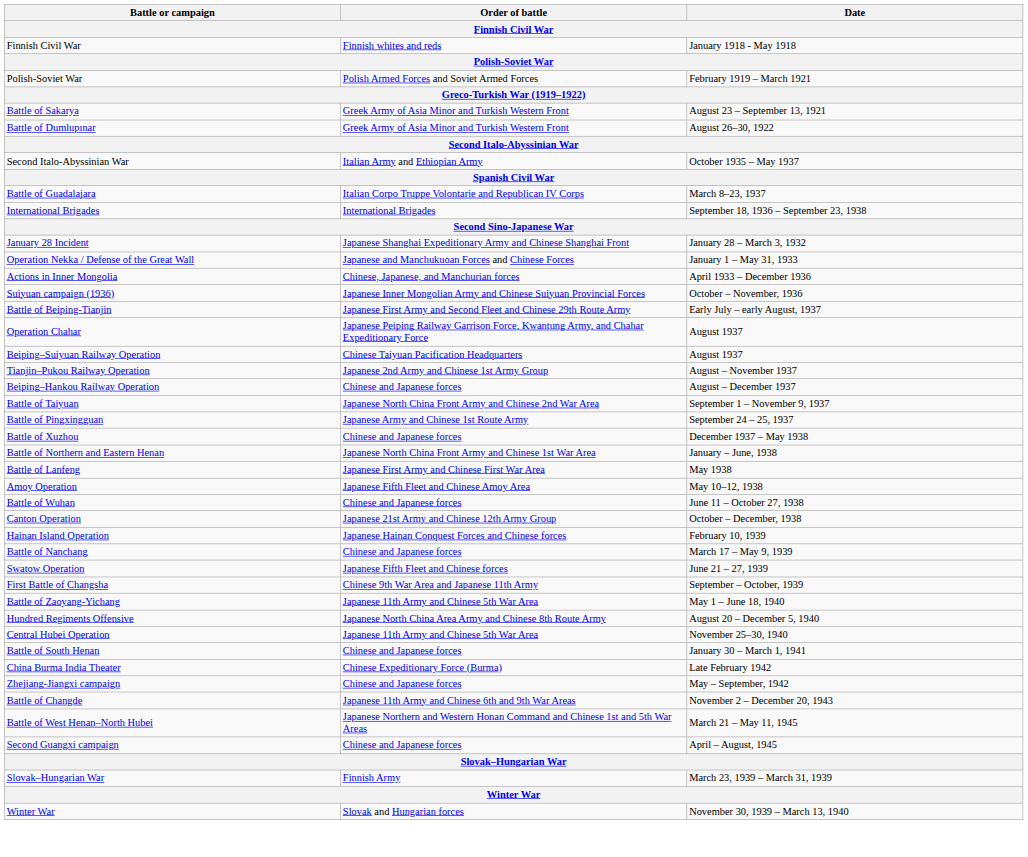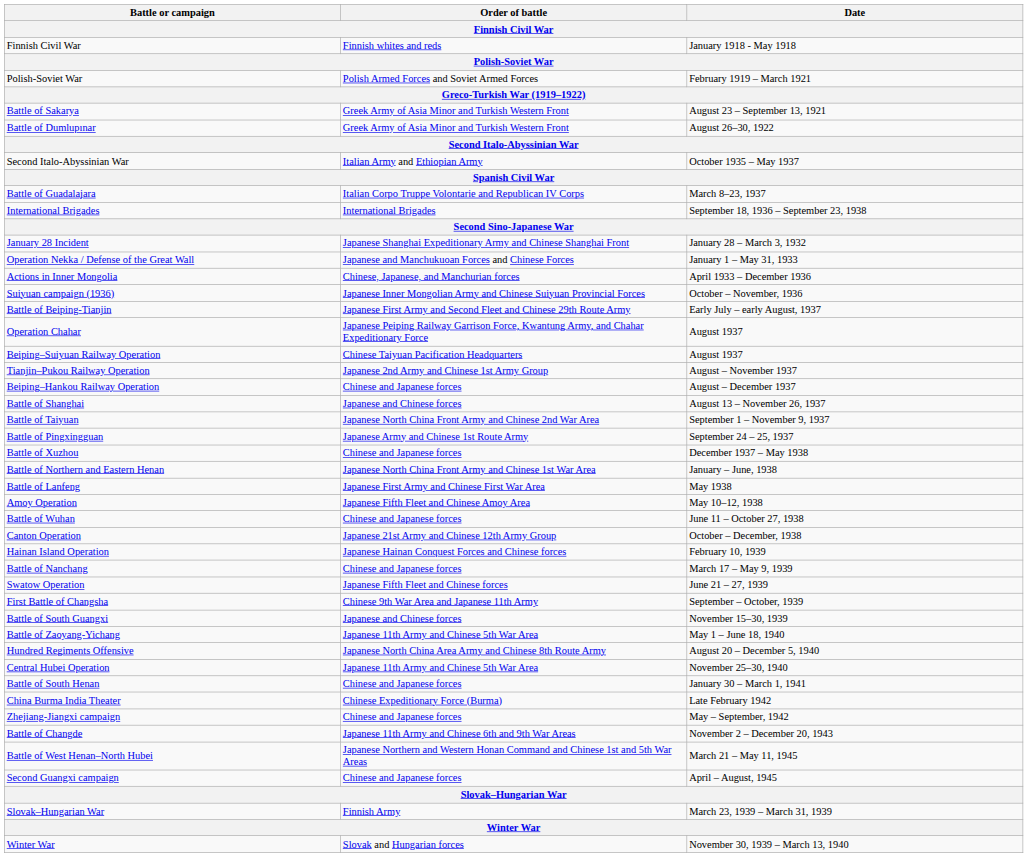+ row: (45, 403)
+ row: (57, 618)
